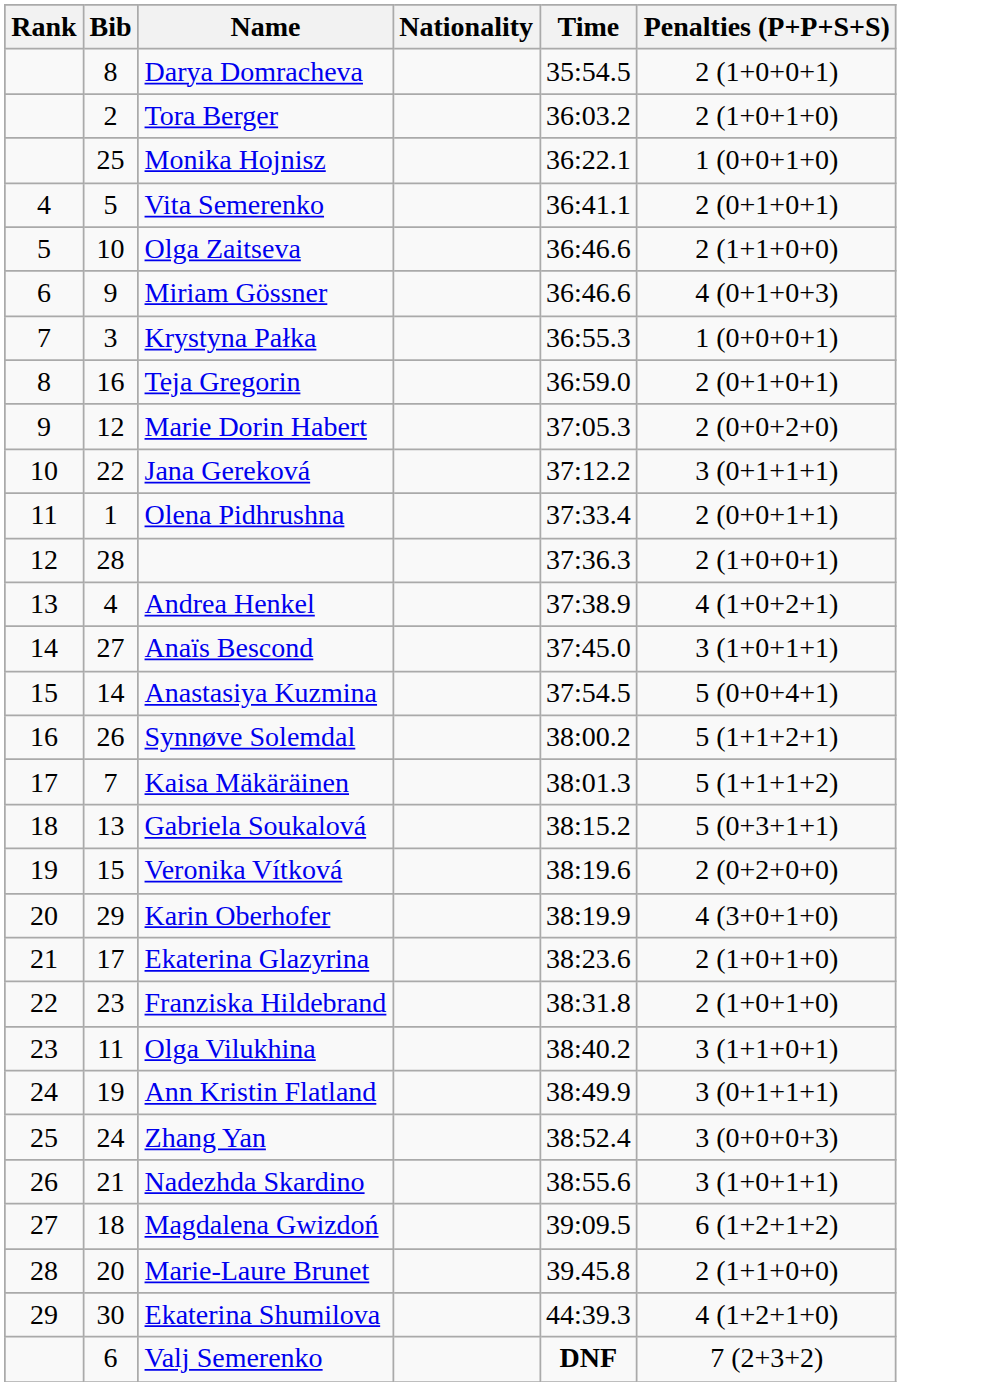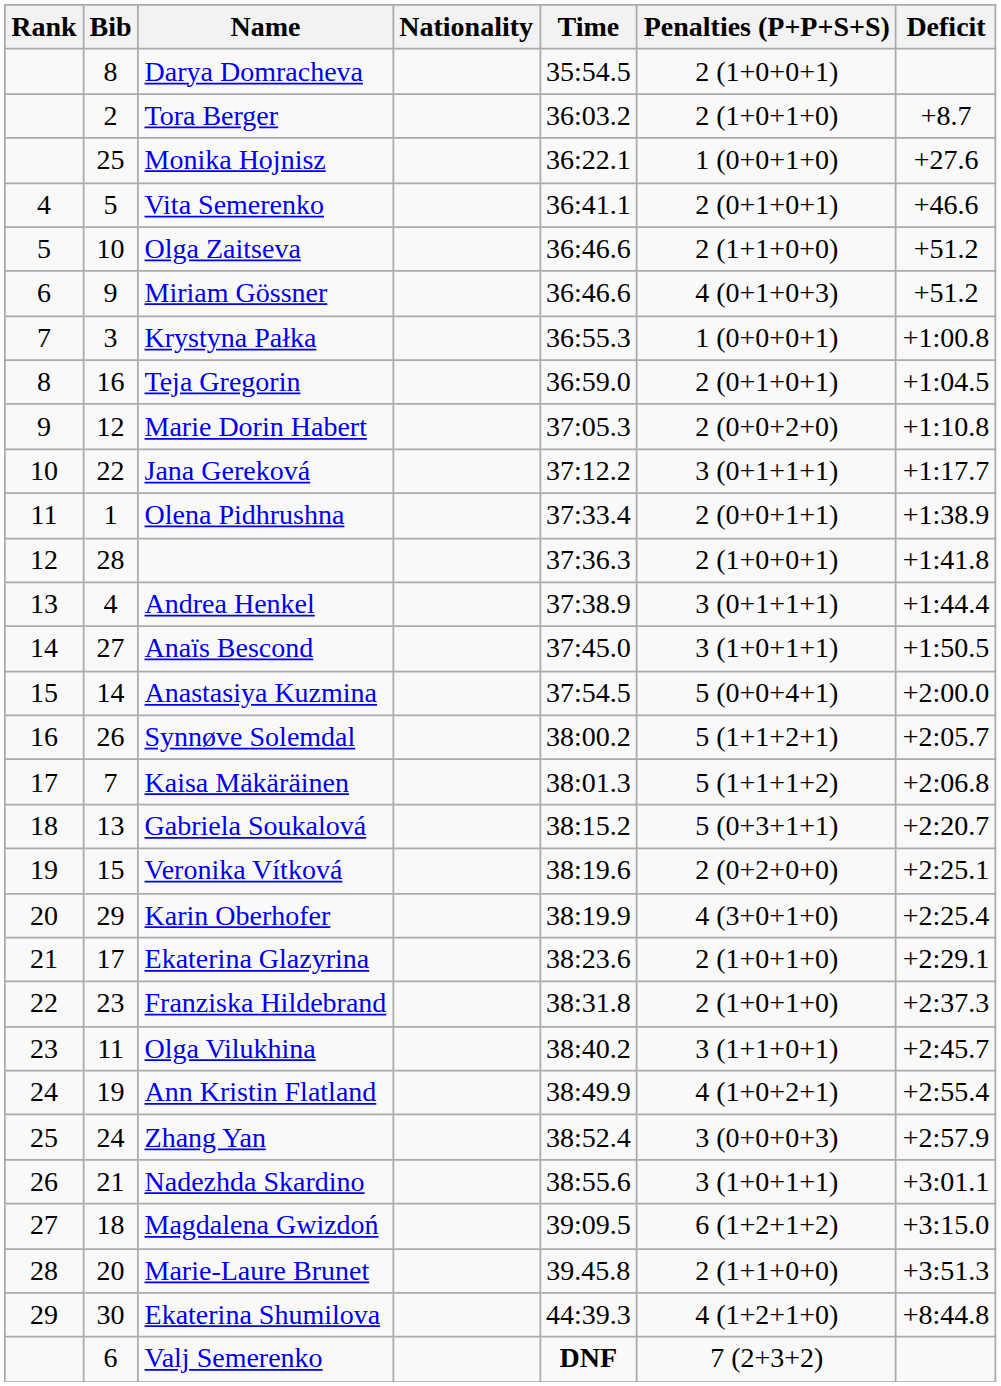+ column: (946, 26)
(767, 603) 4 (1+0+2+1) -> (767, 603) 3 (0+1+1+1)
(767, 1092) 3 (0+1+1+1) -> (767, 1092) 4 (1+0+2+1)
